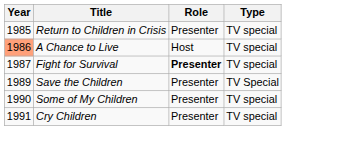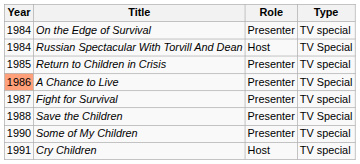+ row: (94, 30)
+ row: (139, 47)
(182, 47) Host -> (271, 82) Presenter
(252, 47) TV special -> (326, 82) TV Special
(196, 64) bold -> (271, 99) normal
(19, 82) 1989 -> (19, 116) 1988
(195, 116) Presenter -> (259, 151) Host
